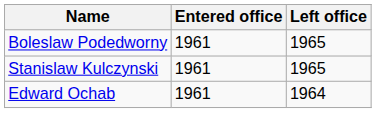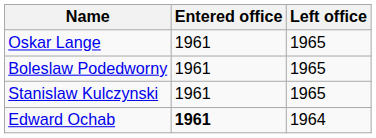+ row: (54, 42)
(193, 94) normal -> (193, 119) bold
